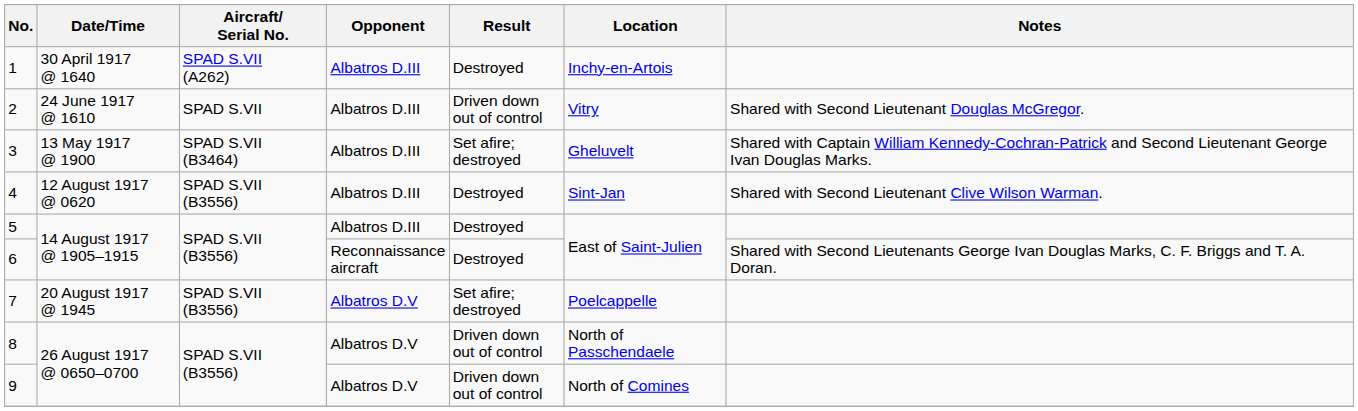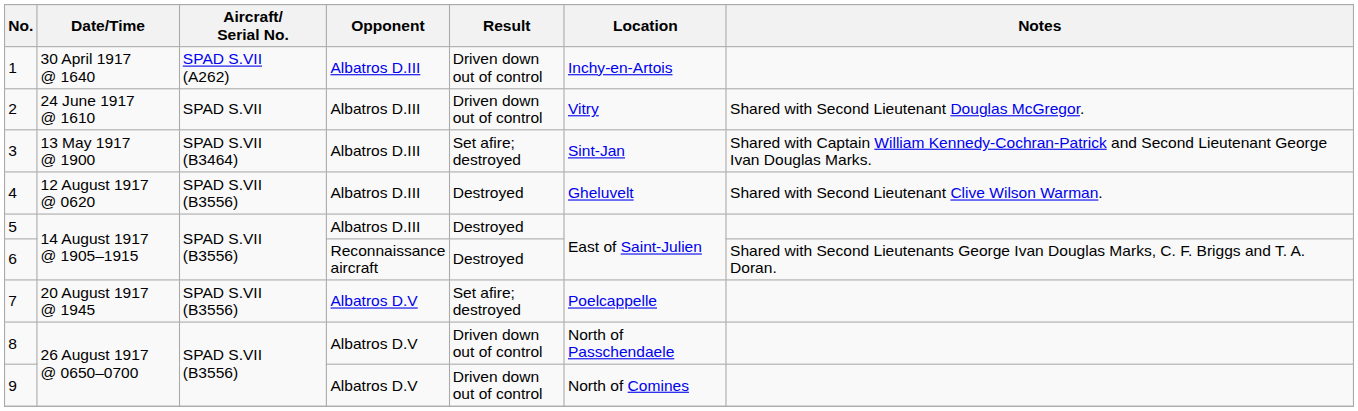(488, 68) Destroyed -> (498, 68) Driven down out of control
(601, 151) Gheluvelt -> (597, 151) Sint-Jan
(597, 193) Sint-Jan -> (601, 193) Gheluvelt
